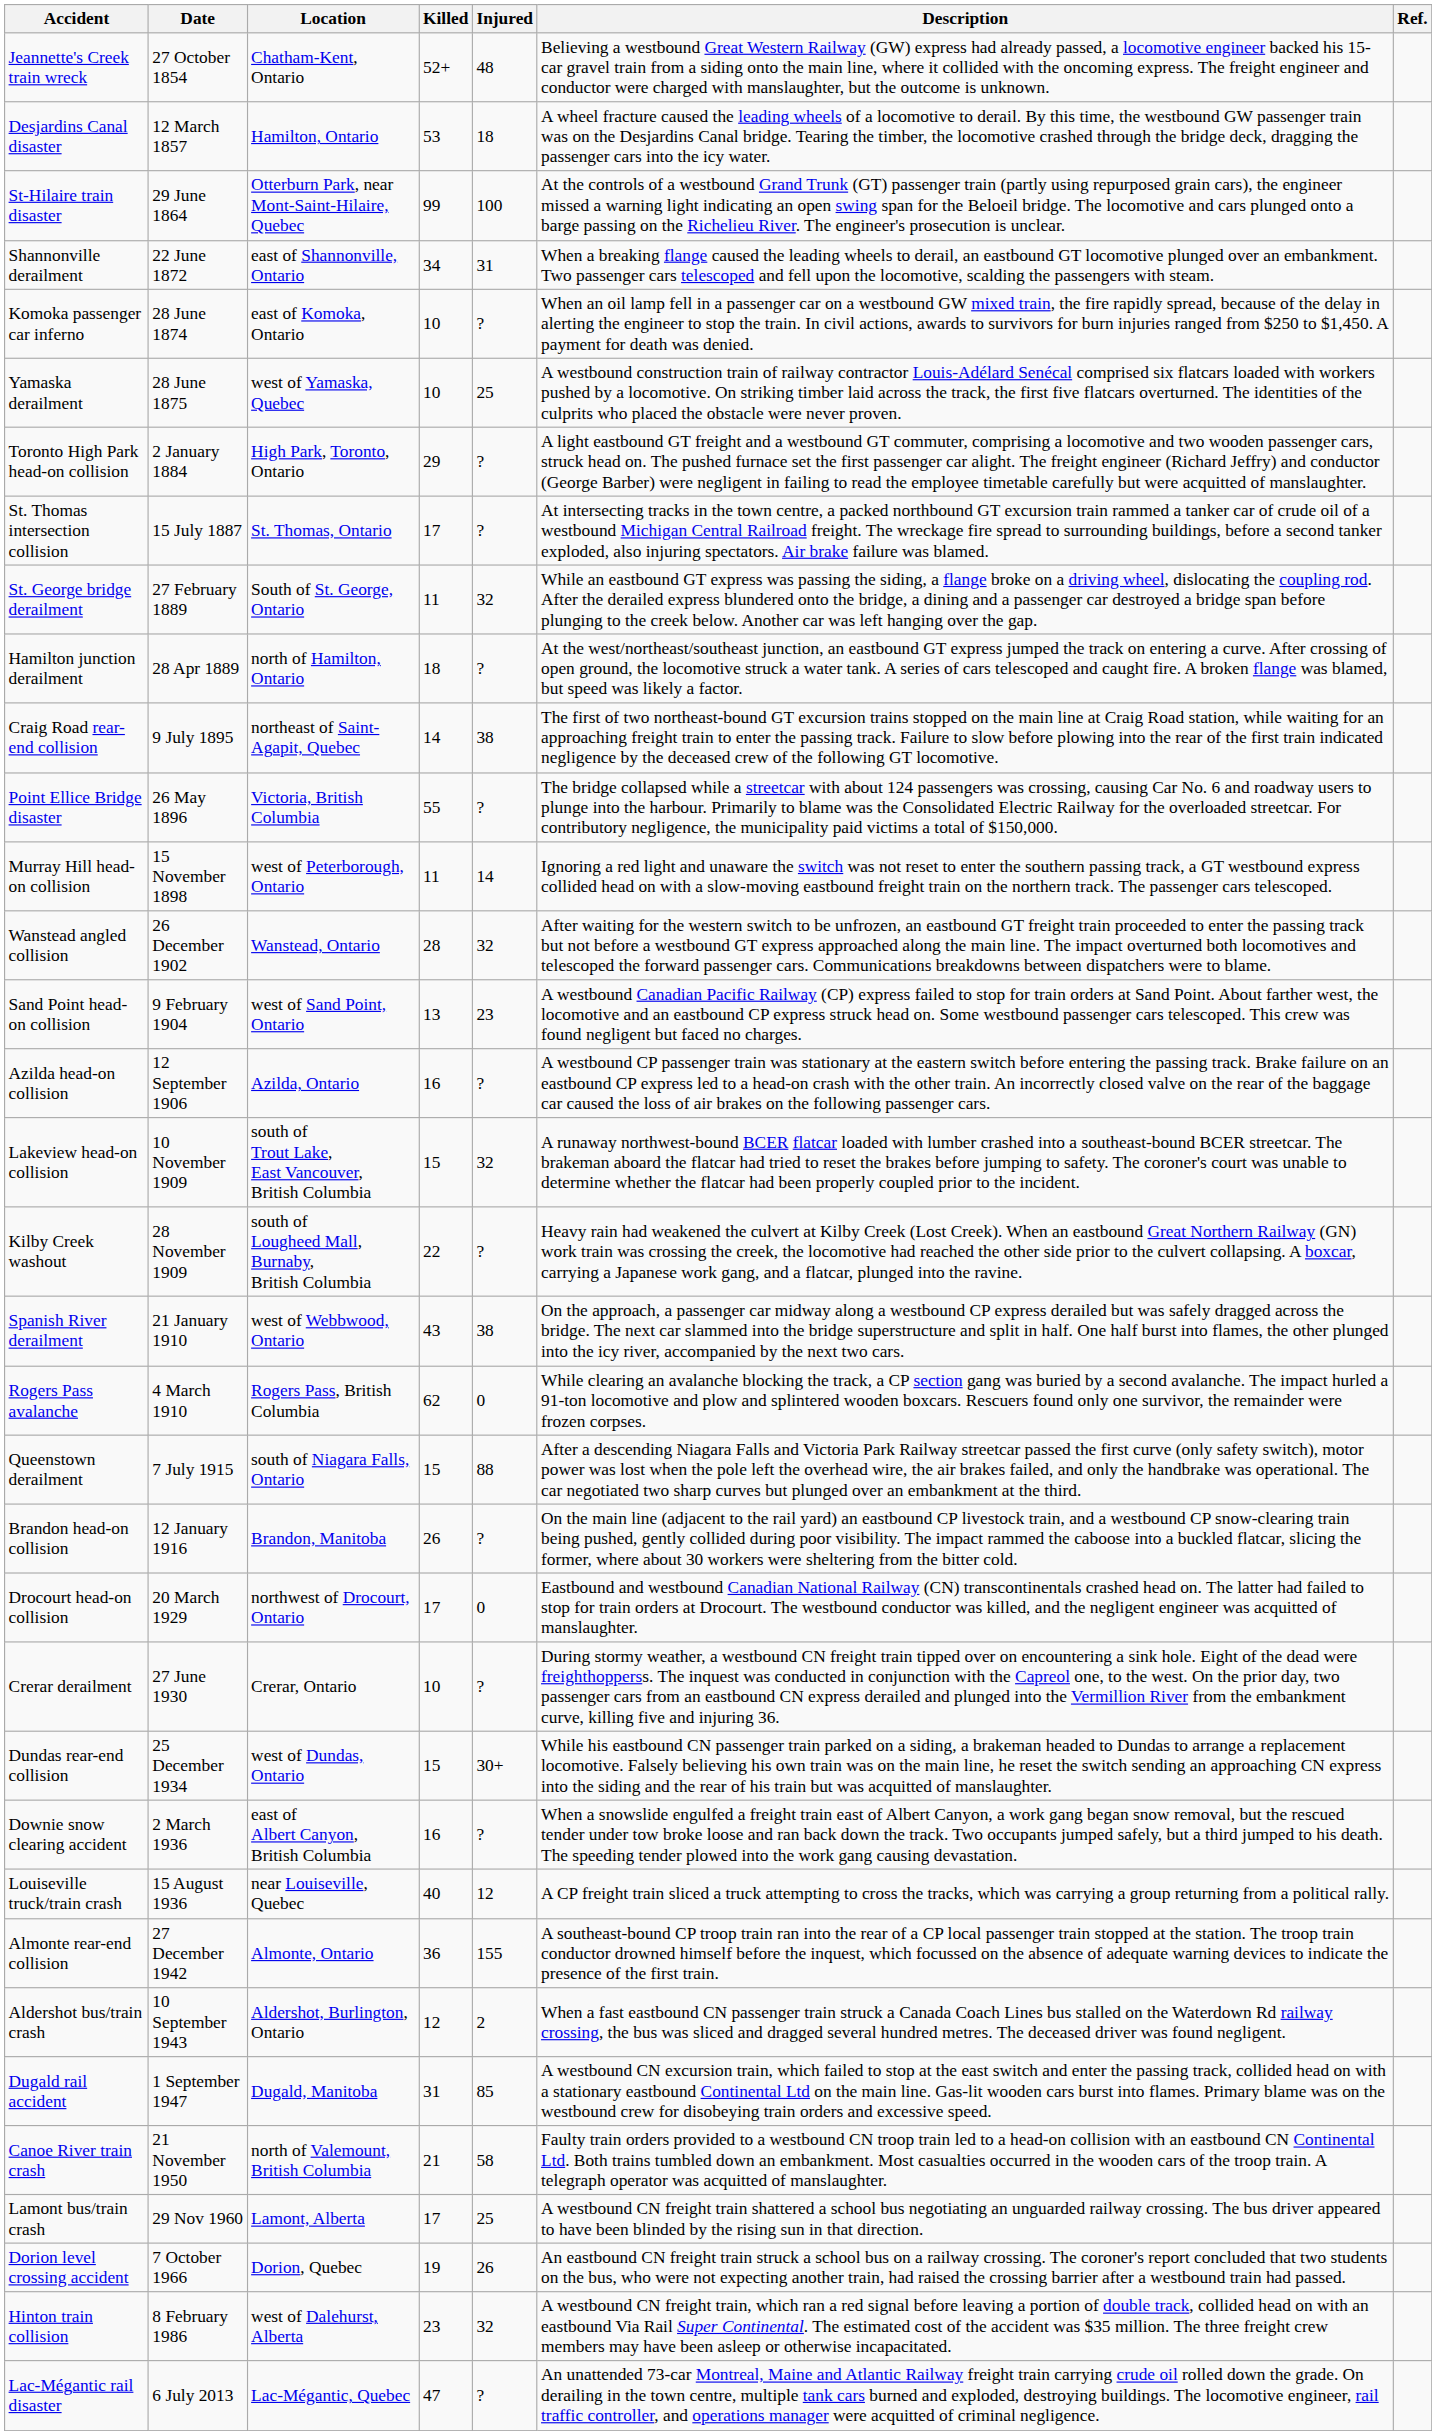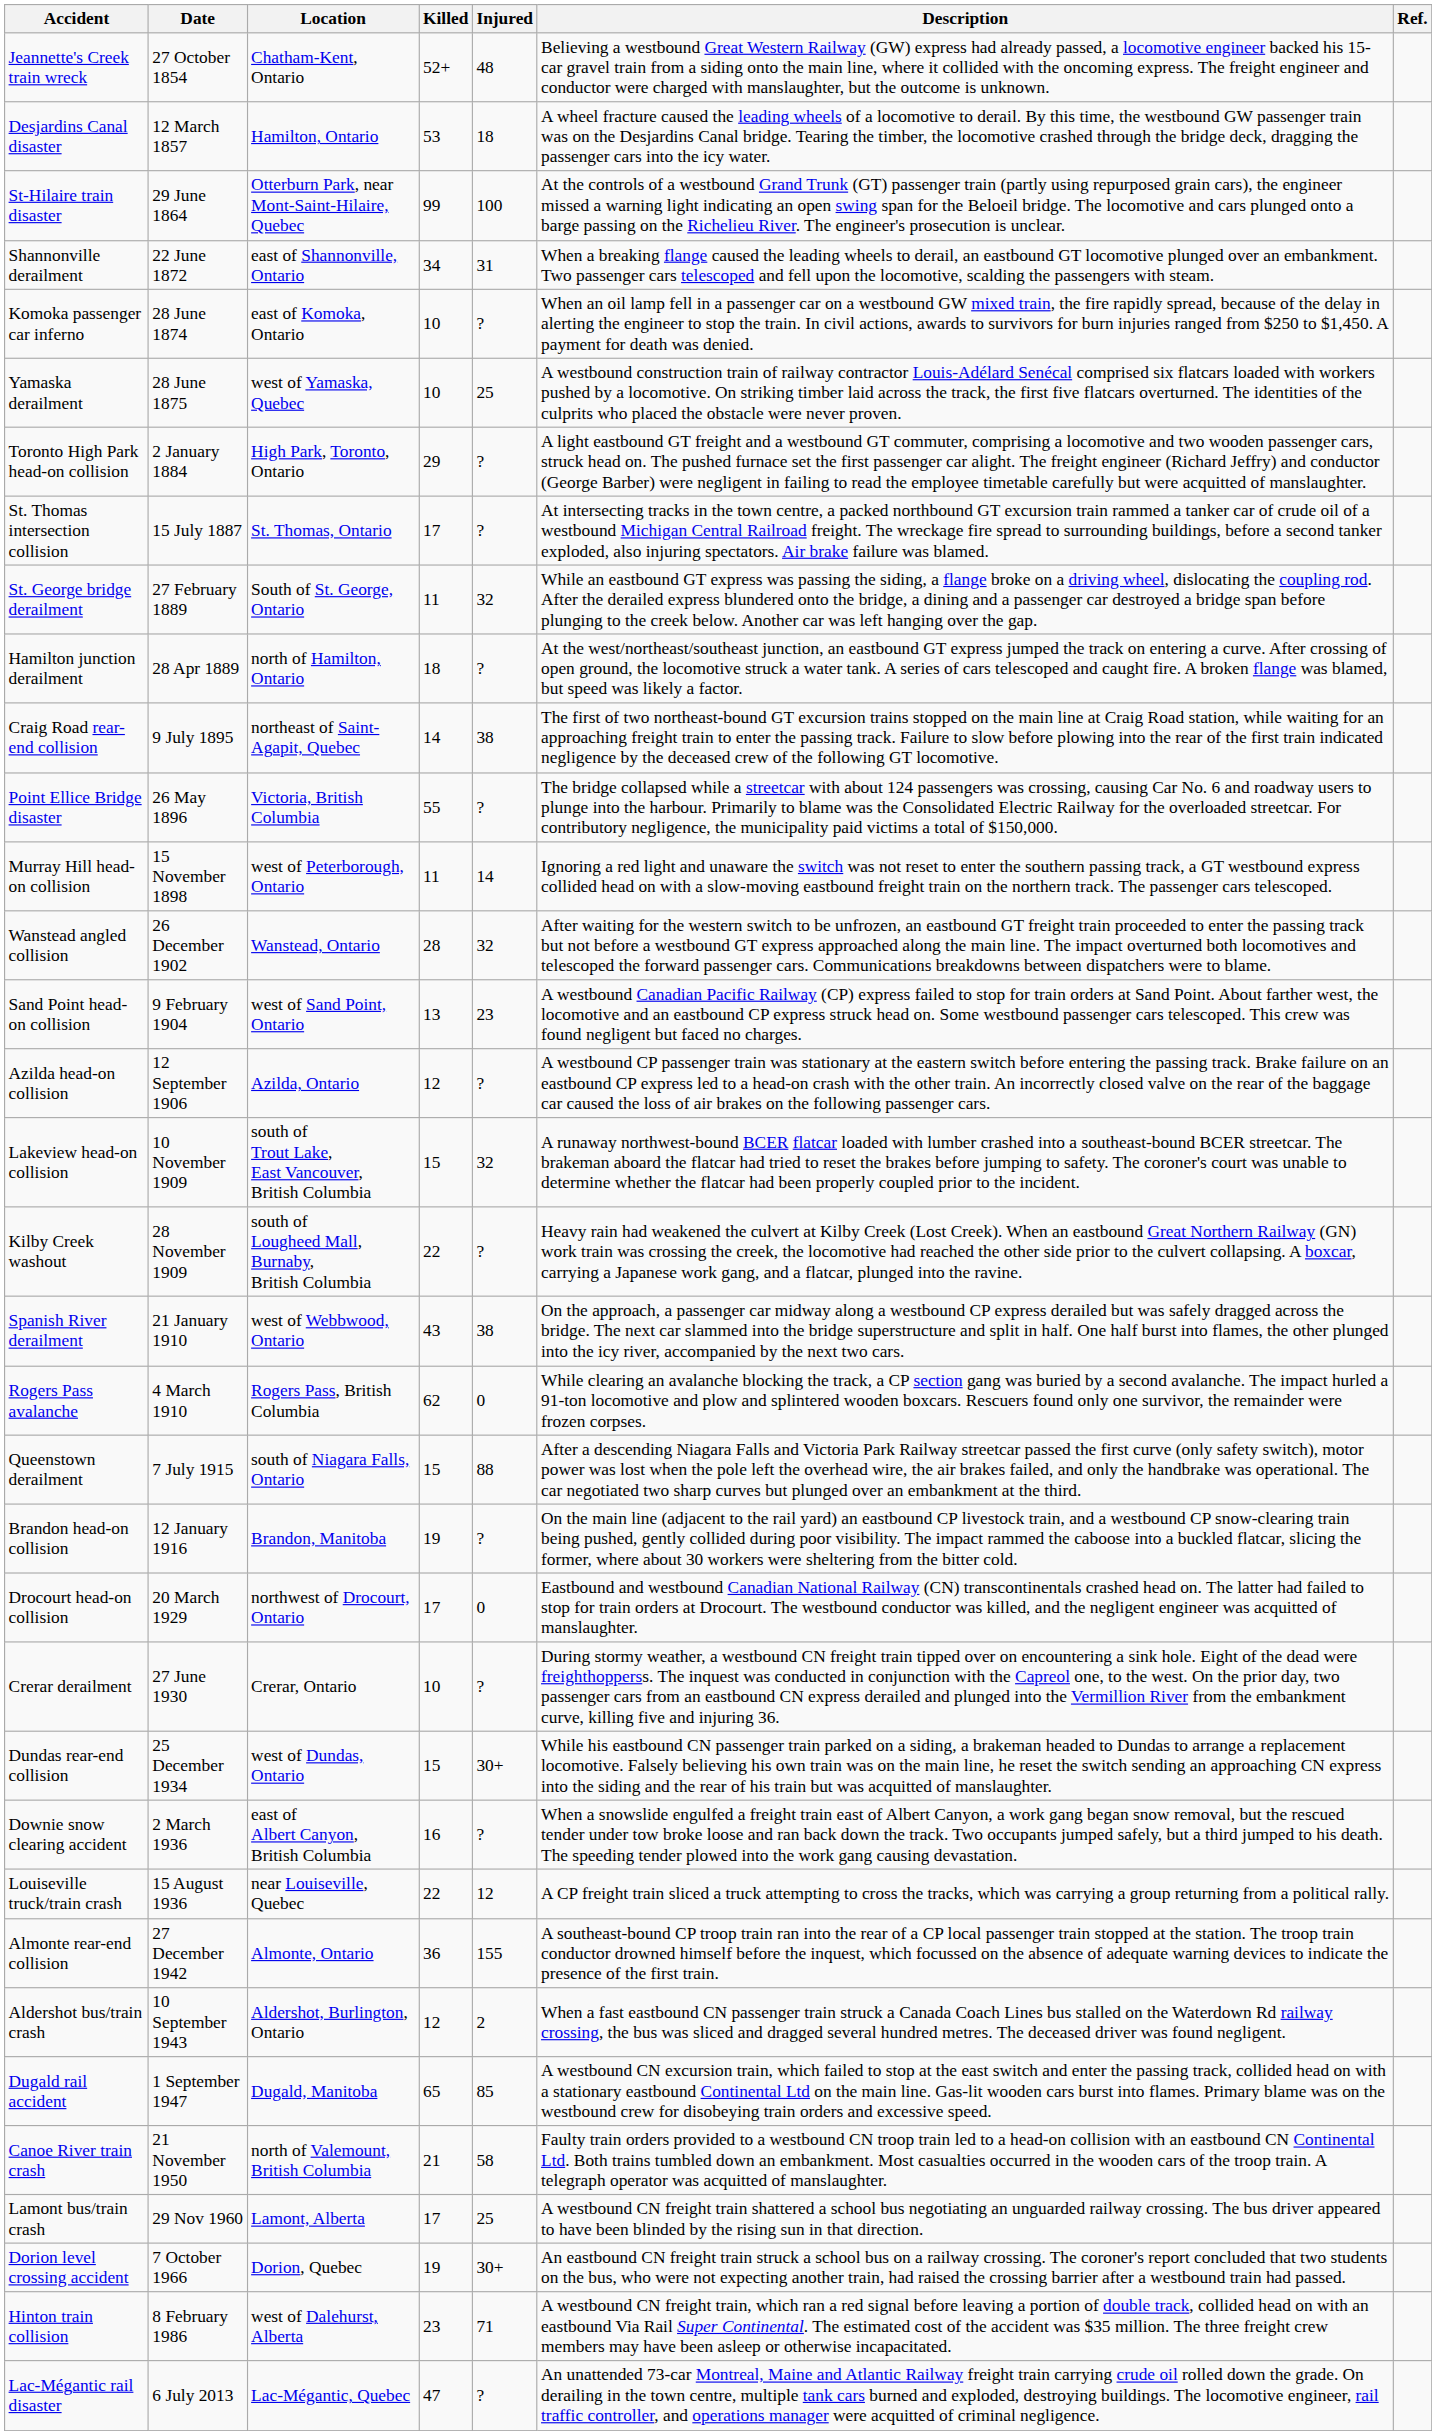(432, 1083) 16 -> (432, 1083) 12
(432, 1538) 26 -> (432, 1538) 19
(432, 1894) 40 -> (432, 1894) 22
(432, 2091) 31 -> (432, 2091) 65
(485, 2267) 26 -> (490, 2267) 30+
(485, 2326) 32 -> (485, 2326) 71
